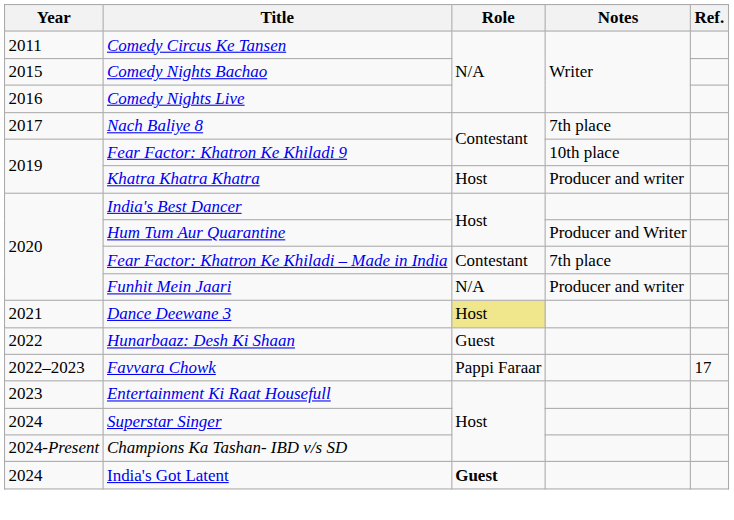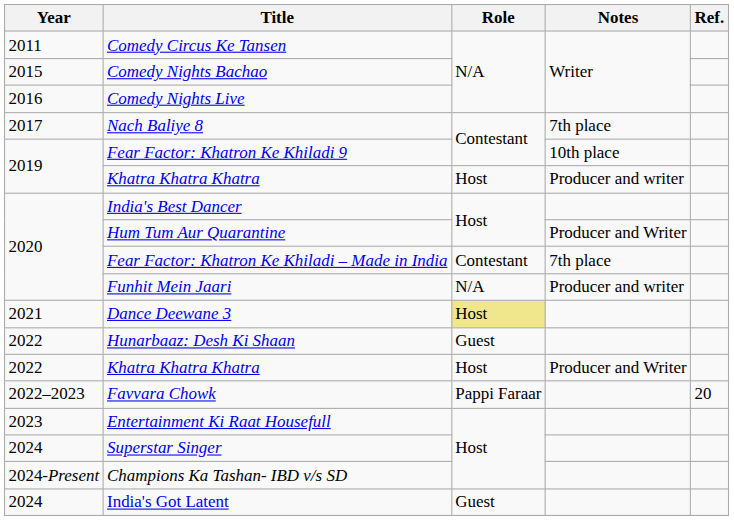+ row: (25, 367)
(703, 367) 17 -> (703, 394) 20
(476, 475) bold -> (475, 502) normal
